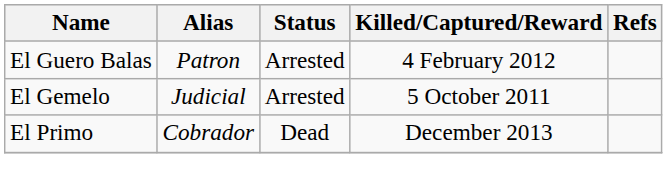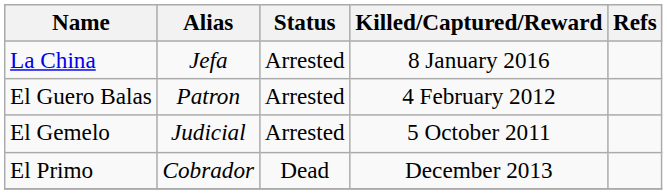+ row: (53, 59)
